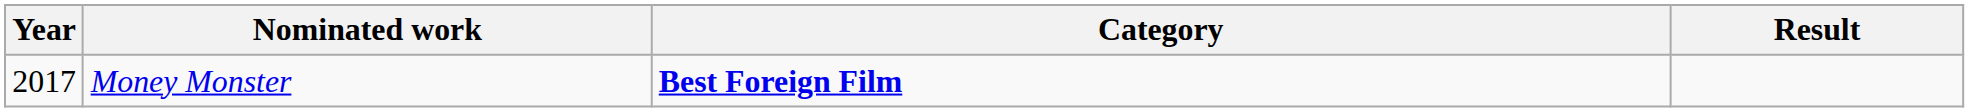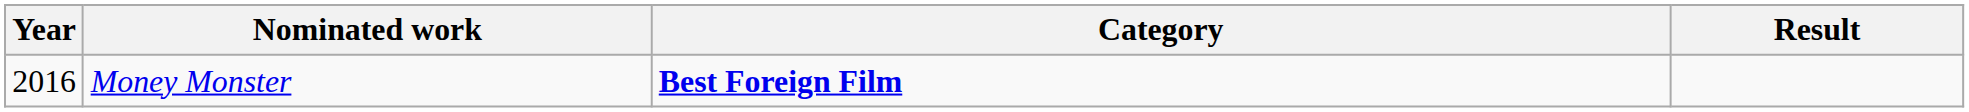(44, 80) 2017 -> (44, 80) 2016
